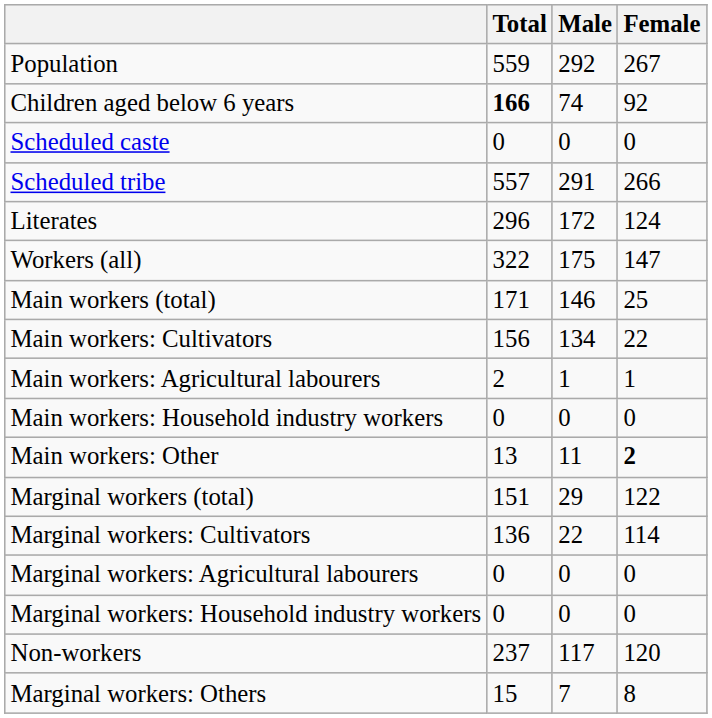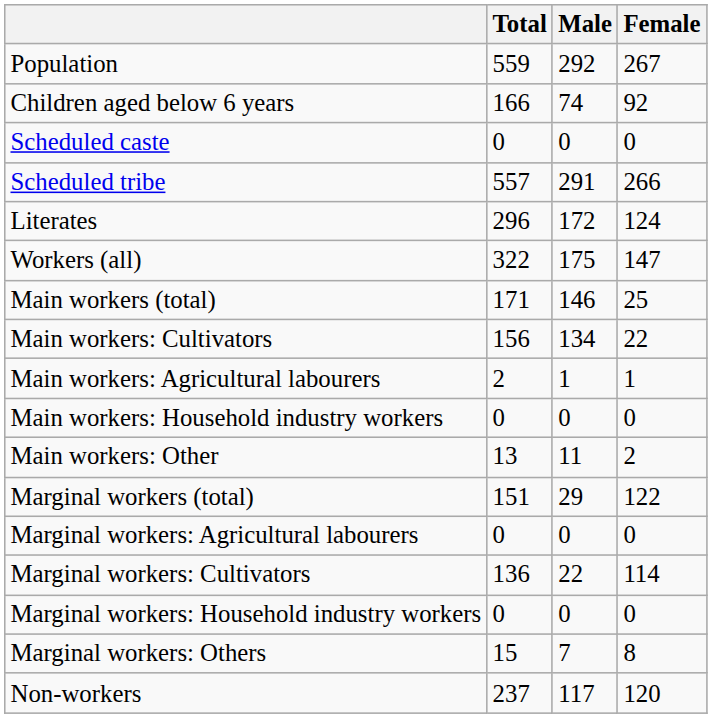(511, 102) bold -> (511, 102) normal
(630, 456) bold -> (630, 456) normal
rows swapped: (160, 535) <-> (214, 574)
rows swapped: (138, 692) <-> (76, 653)
